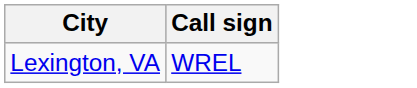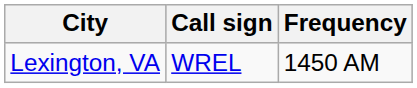+ column: (345, 23)
